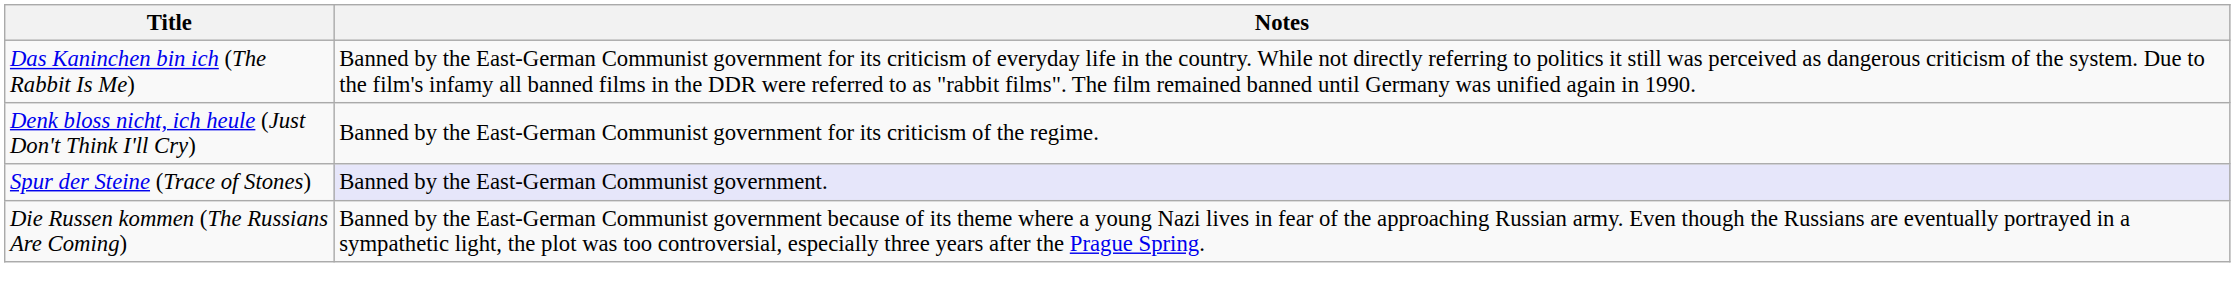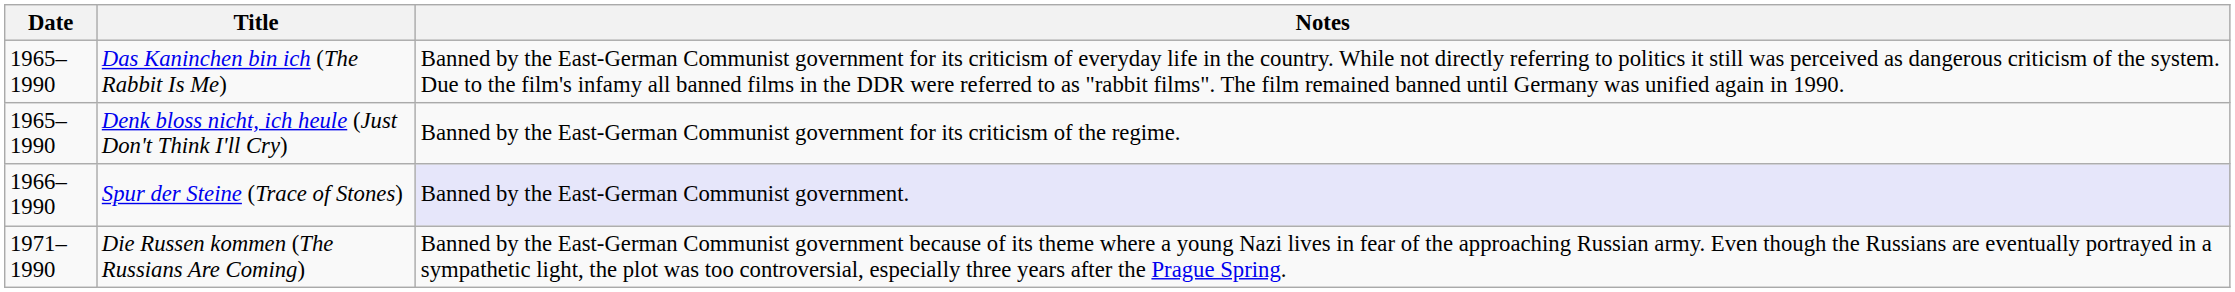+ column: (51, 22)
